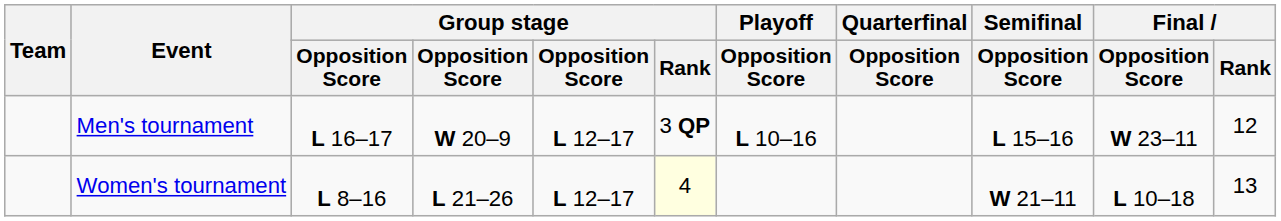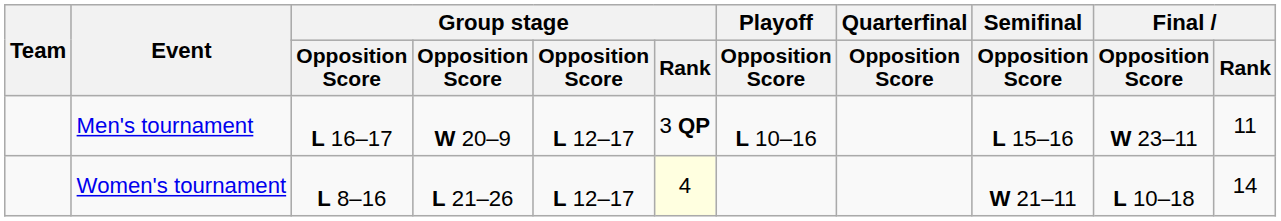(1245, 126) 12 -> (1245, 126) 11
(1245, 186) 13 -> (1245, 186) 14
